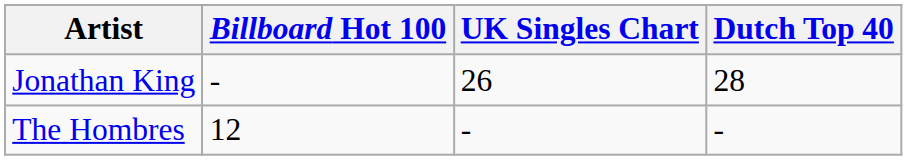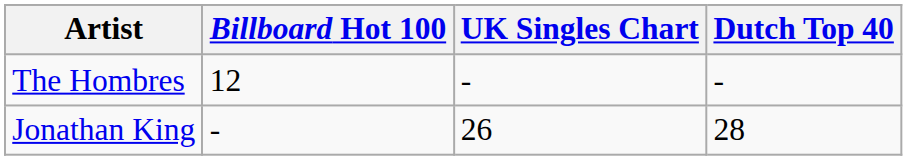rows swapped: (98, 129) <-> (104, 79)
